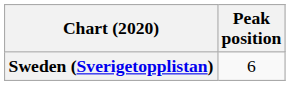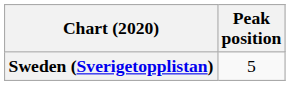(251, 66) 6 -> (251, 66) 5
